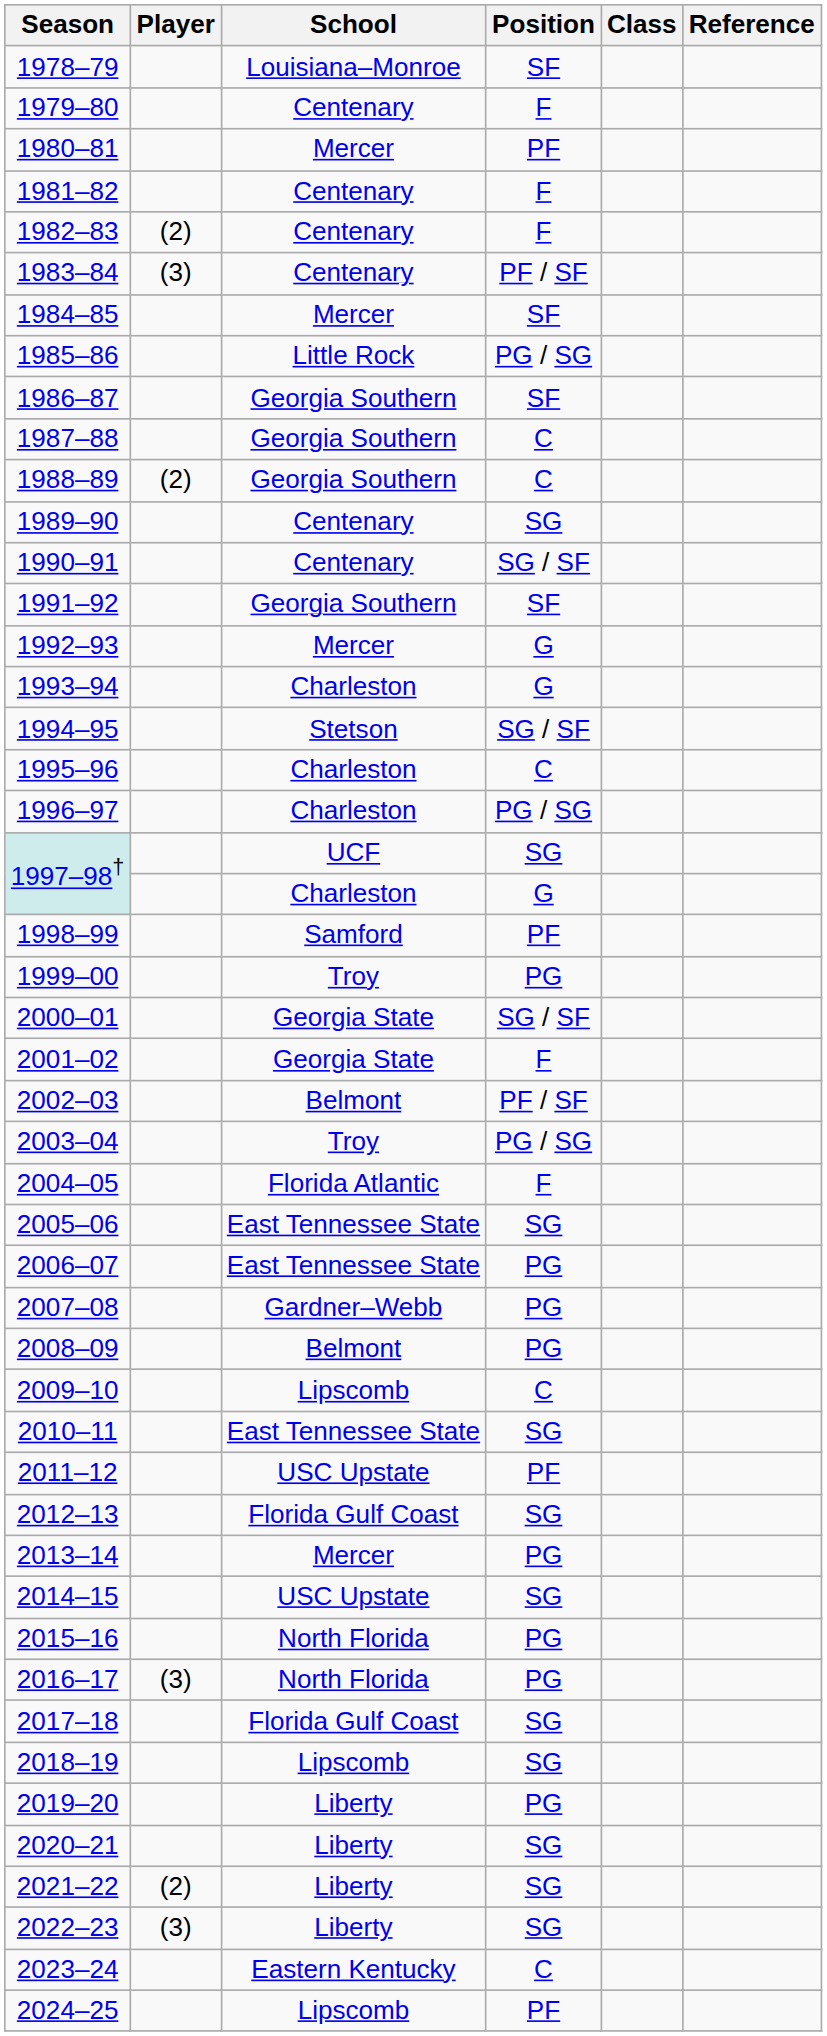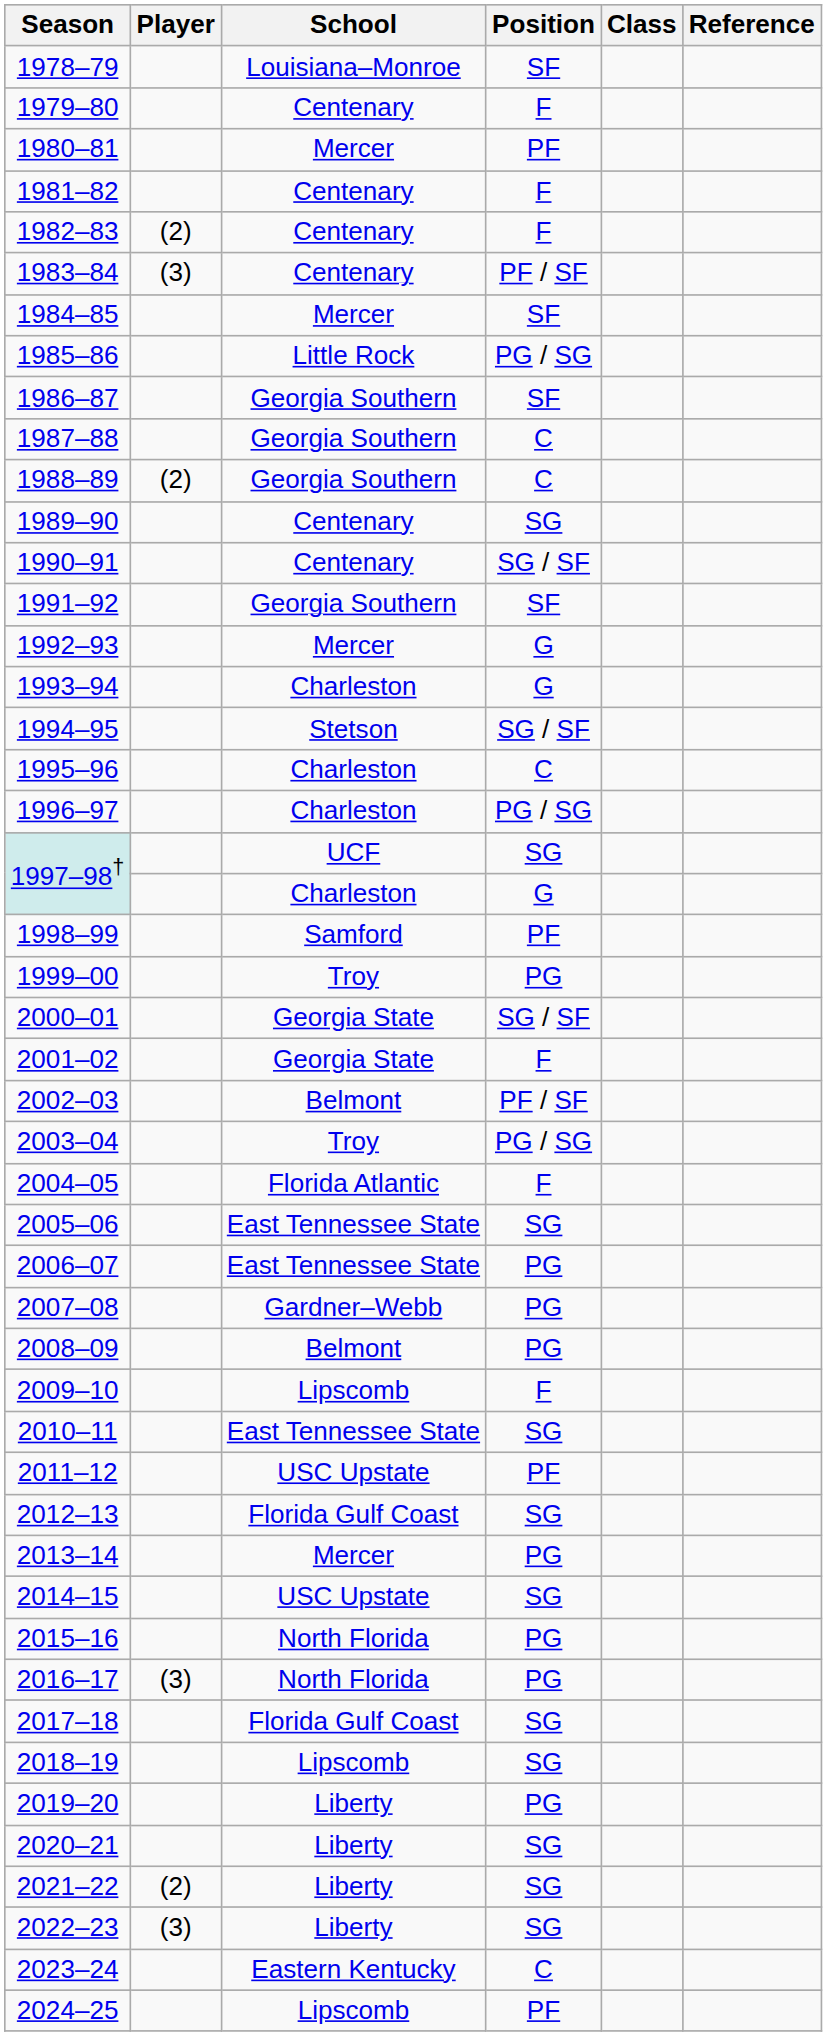(544, 1390) C -> (544, 1390) F
